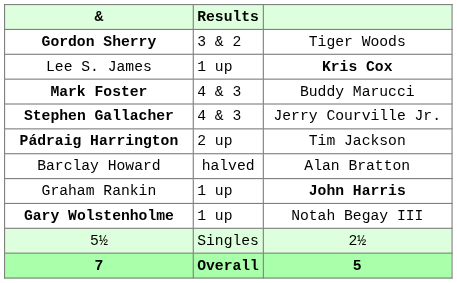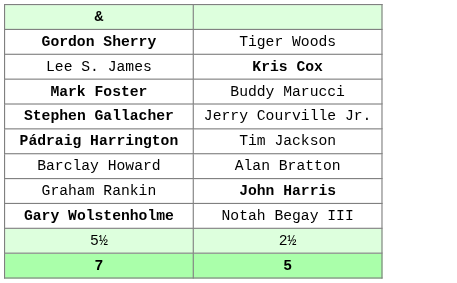- column: (228, 17)
